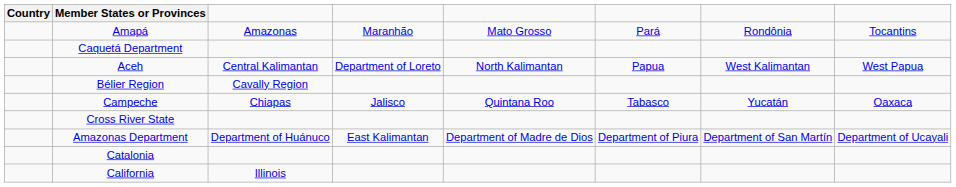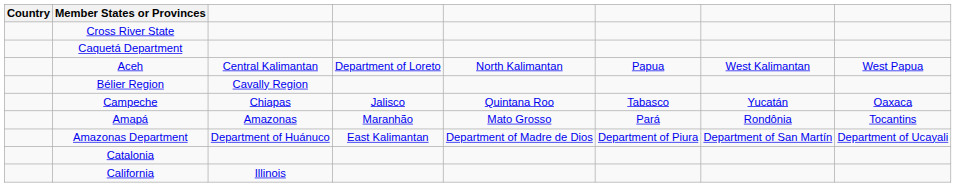rows swapped: (130, 31) <-> (130, 119)
